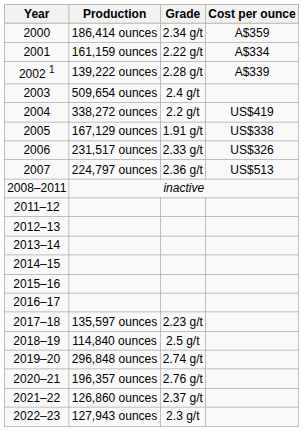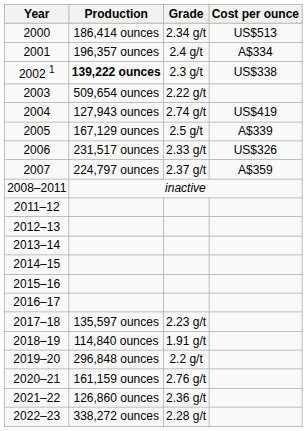(252, 33) A$359 -> (255, 33) US$513
(115, 52) 161,159 ounces -> (116, 52) 196,357 ounces
(183, 52) 2.22 g/t -> (186, 52) 2.4 g/t
(115, 72) normal -> (116, 72) bold
(183, 72) 2.28 g/t -> (186, 72) 2.3 g/t
(252, 72) A$339 -> (255, 72) US$338
(183, 93) 2.4 g/t -> (186, 93) 2.22 g/t
(115, 112) 338,272 ounces -> (116, 112) 127,943 ounces
(183, 112) 2.2 g/t -> (186, 112) 2.74 g/t
(183, 131) 1.91 g/t -> (186, 131) 2.5 g/t
(252, 131) US$338 -> (255, 131) A$339
(183, 169) 2.36 g/t -> (186, 169) 2.37 g/t
(252, 169) US$513 -> (255, 169) A$359
(183, 340) 2.5 g/t -> (186, 340) 1.91 g/t
(183, 359) 2.74 g/t -> (186, 359) 2.2 g/t
(115, 378) 196,357 ounces -> (116, 378) 161,159 ounces
(183, 397) 2.37 g/t -> (186, 397) 2.36 g/t
(115, 416) 127,943 ounces -> (116, 416) 338,272 ounces
(183, 416) 2.3 g/t -> (186, 416) 2.28 g/t
